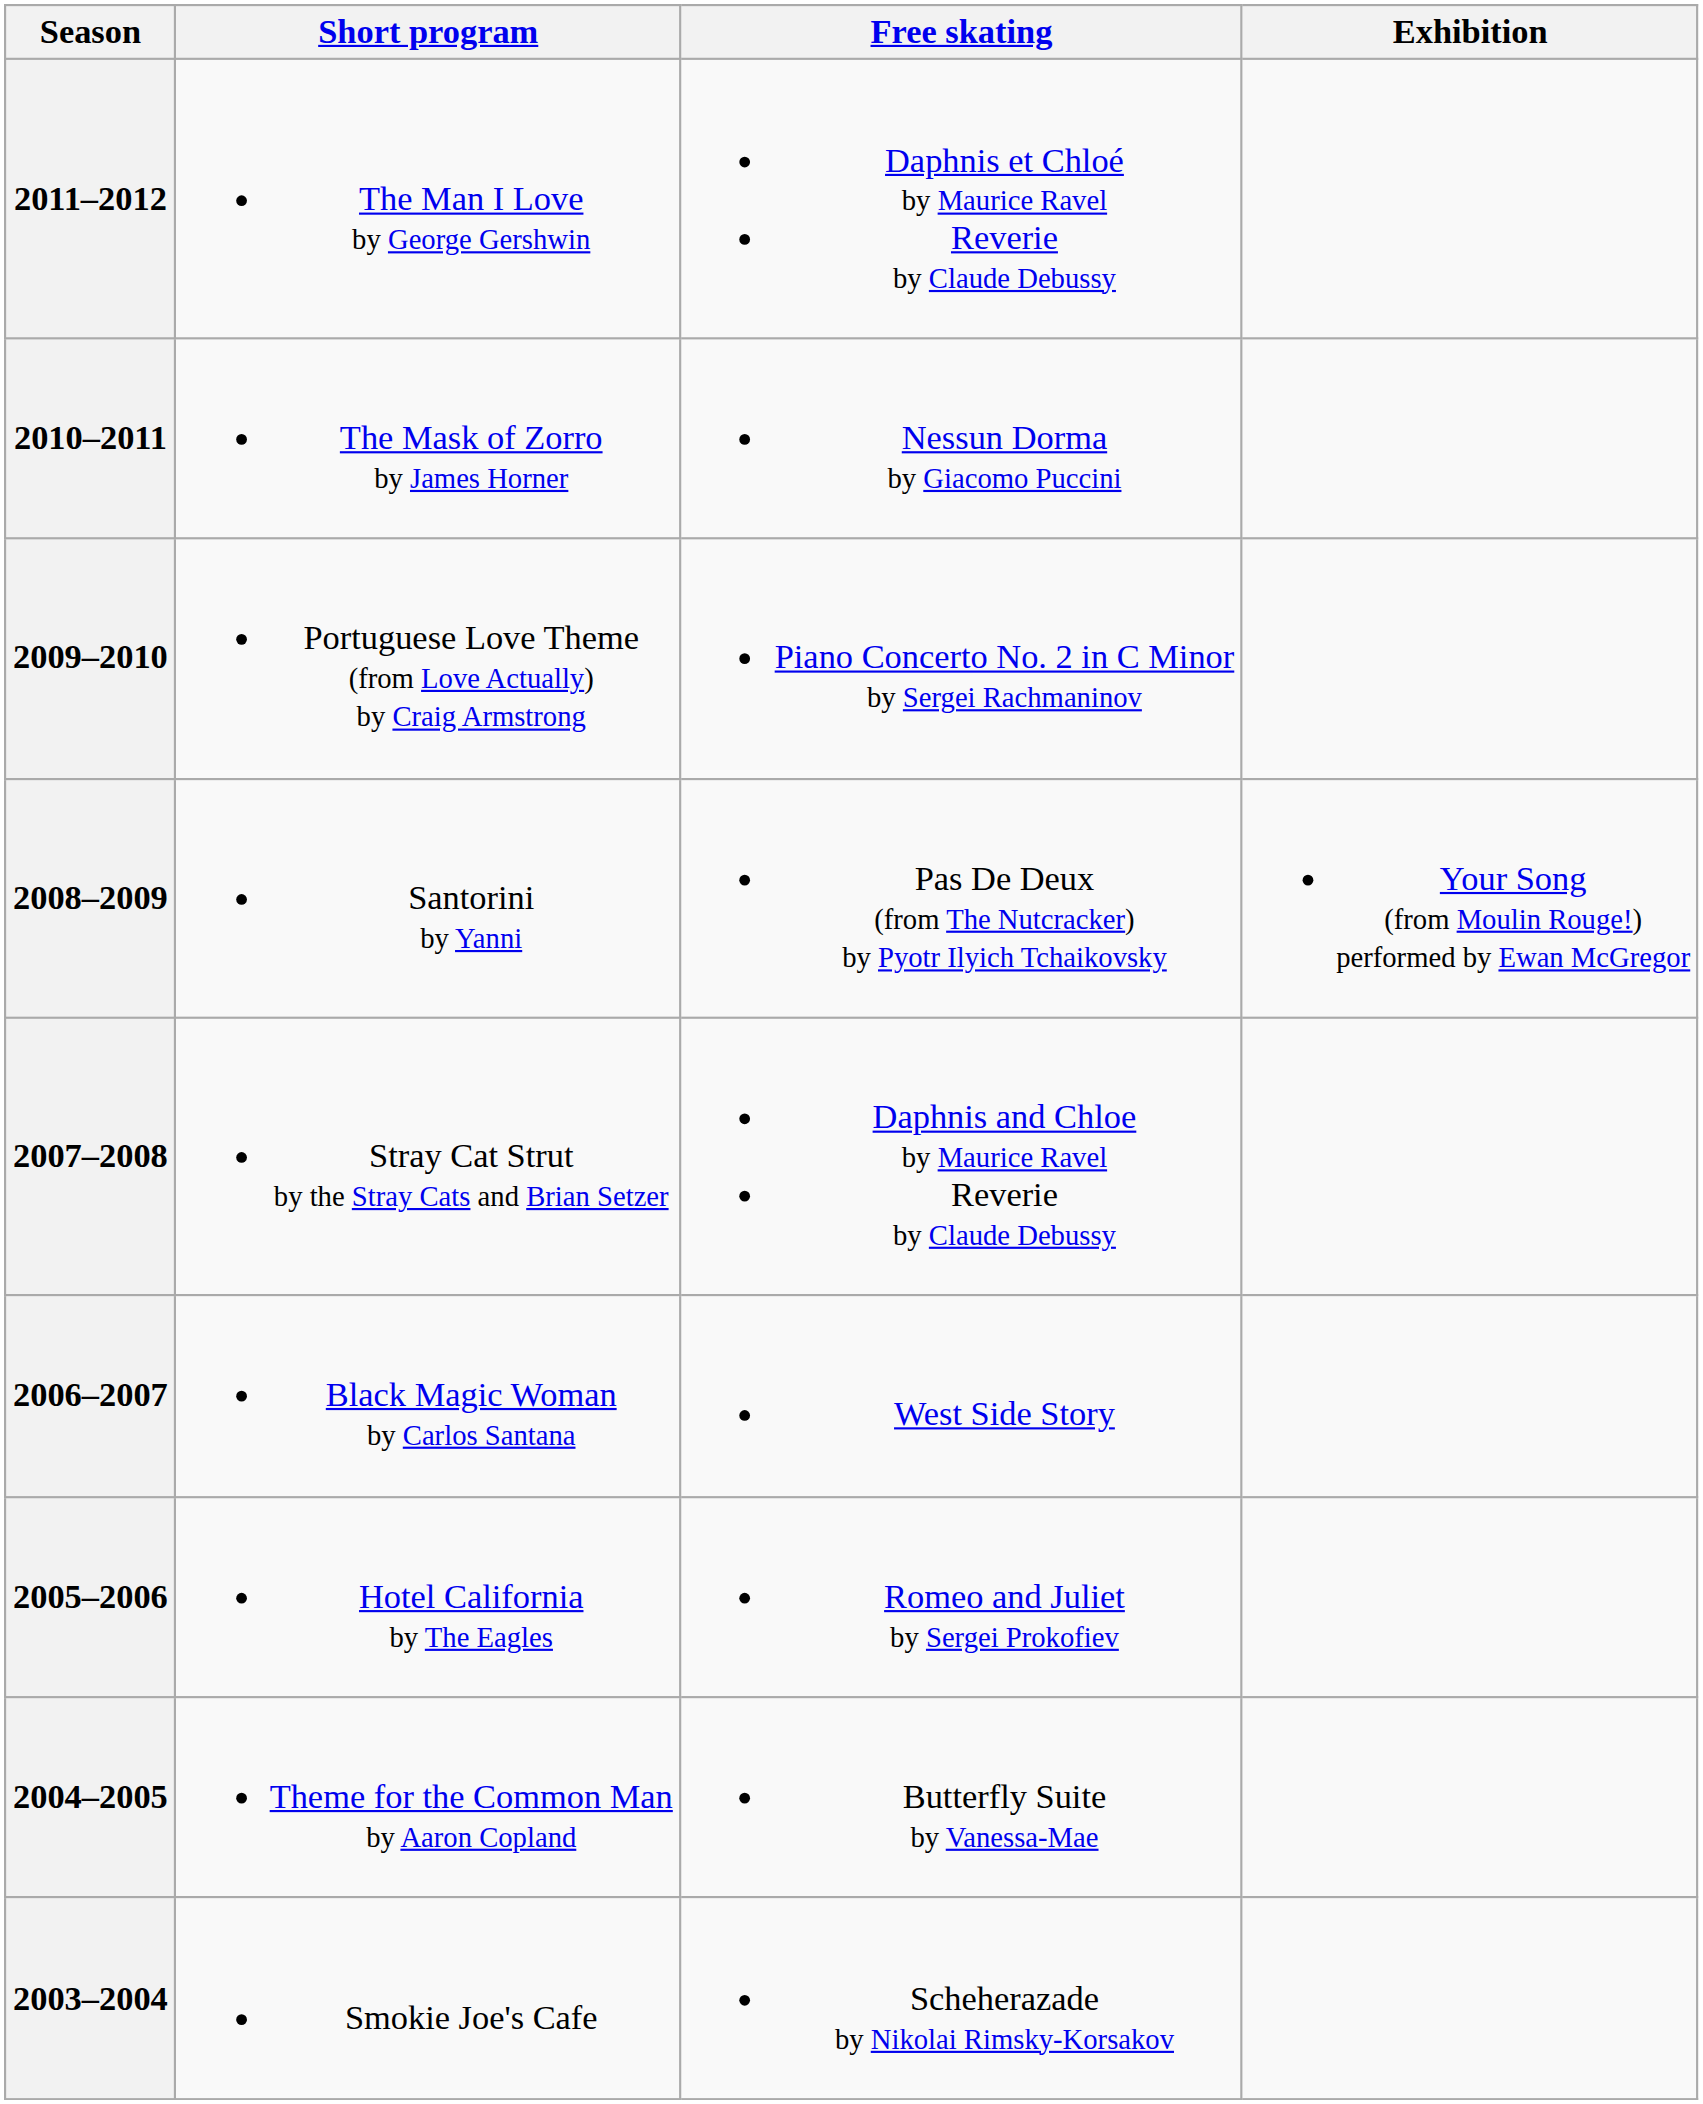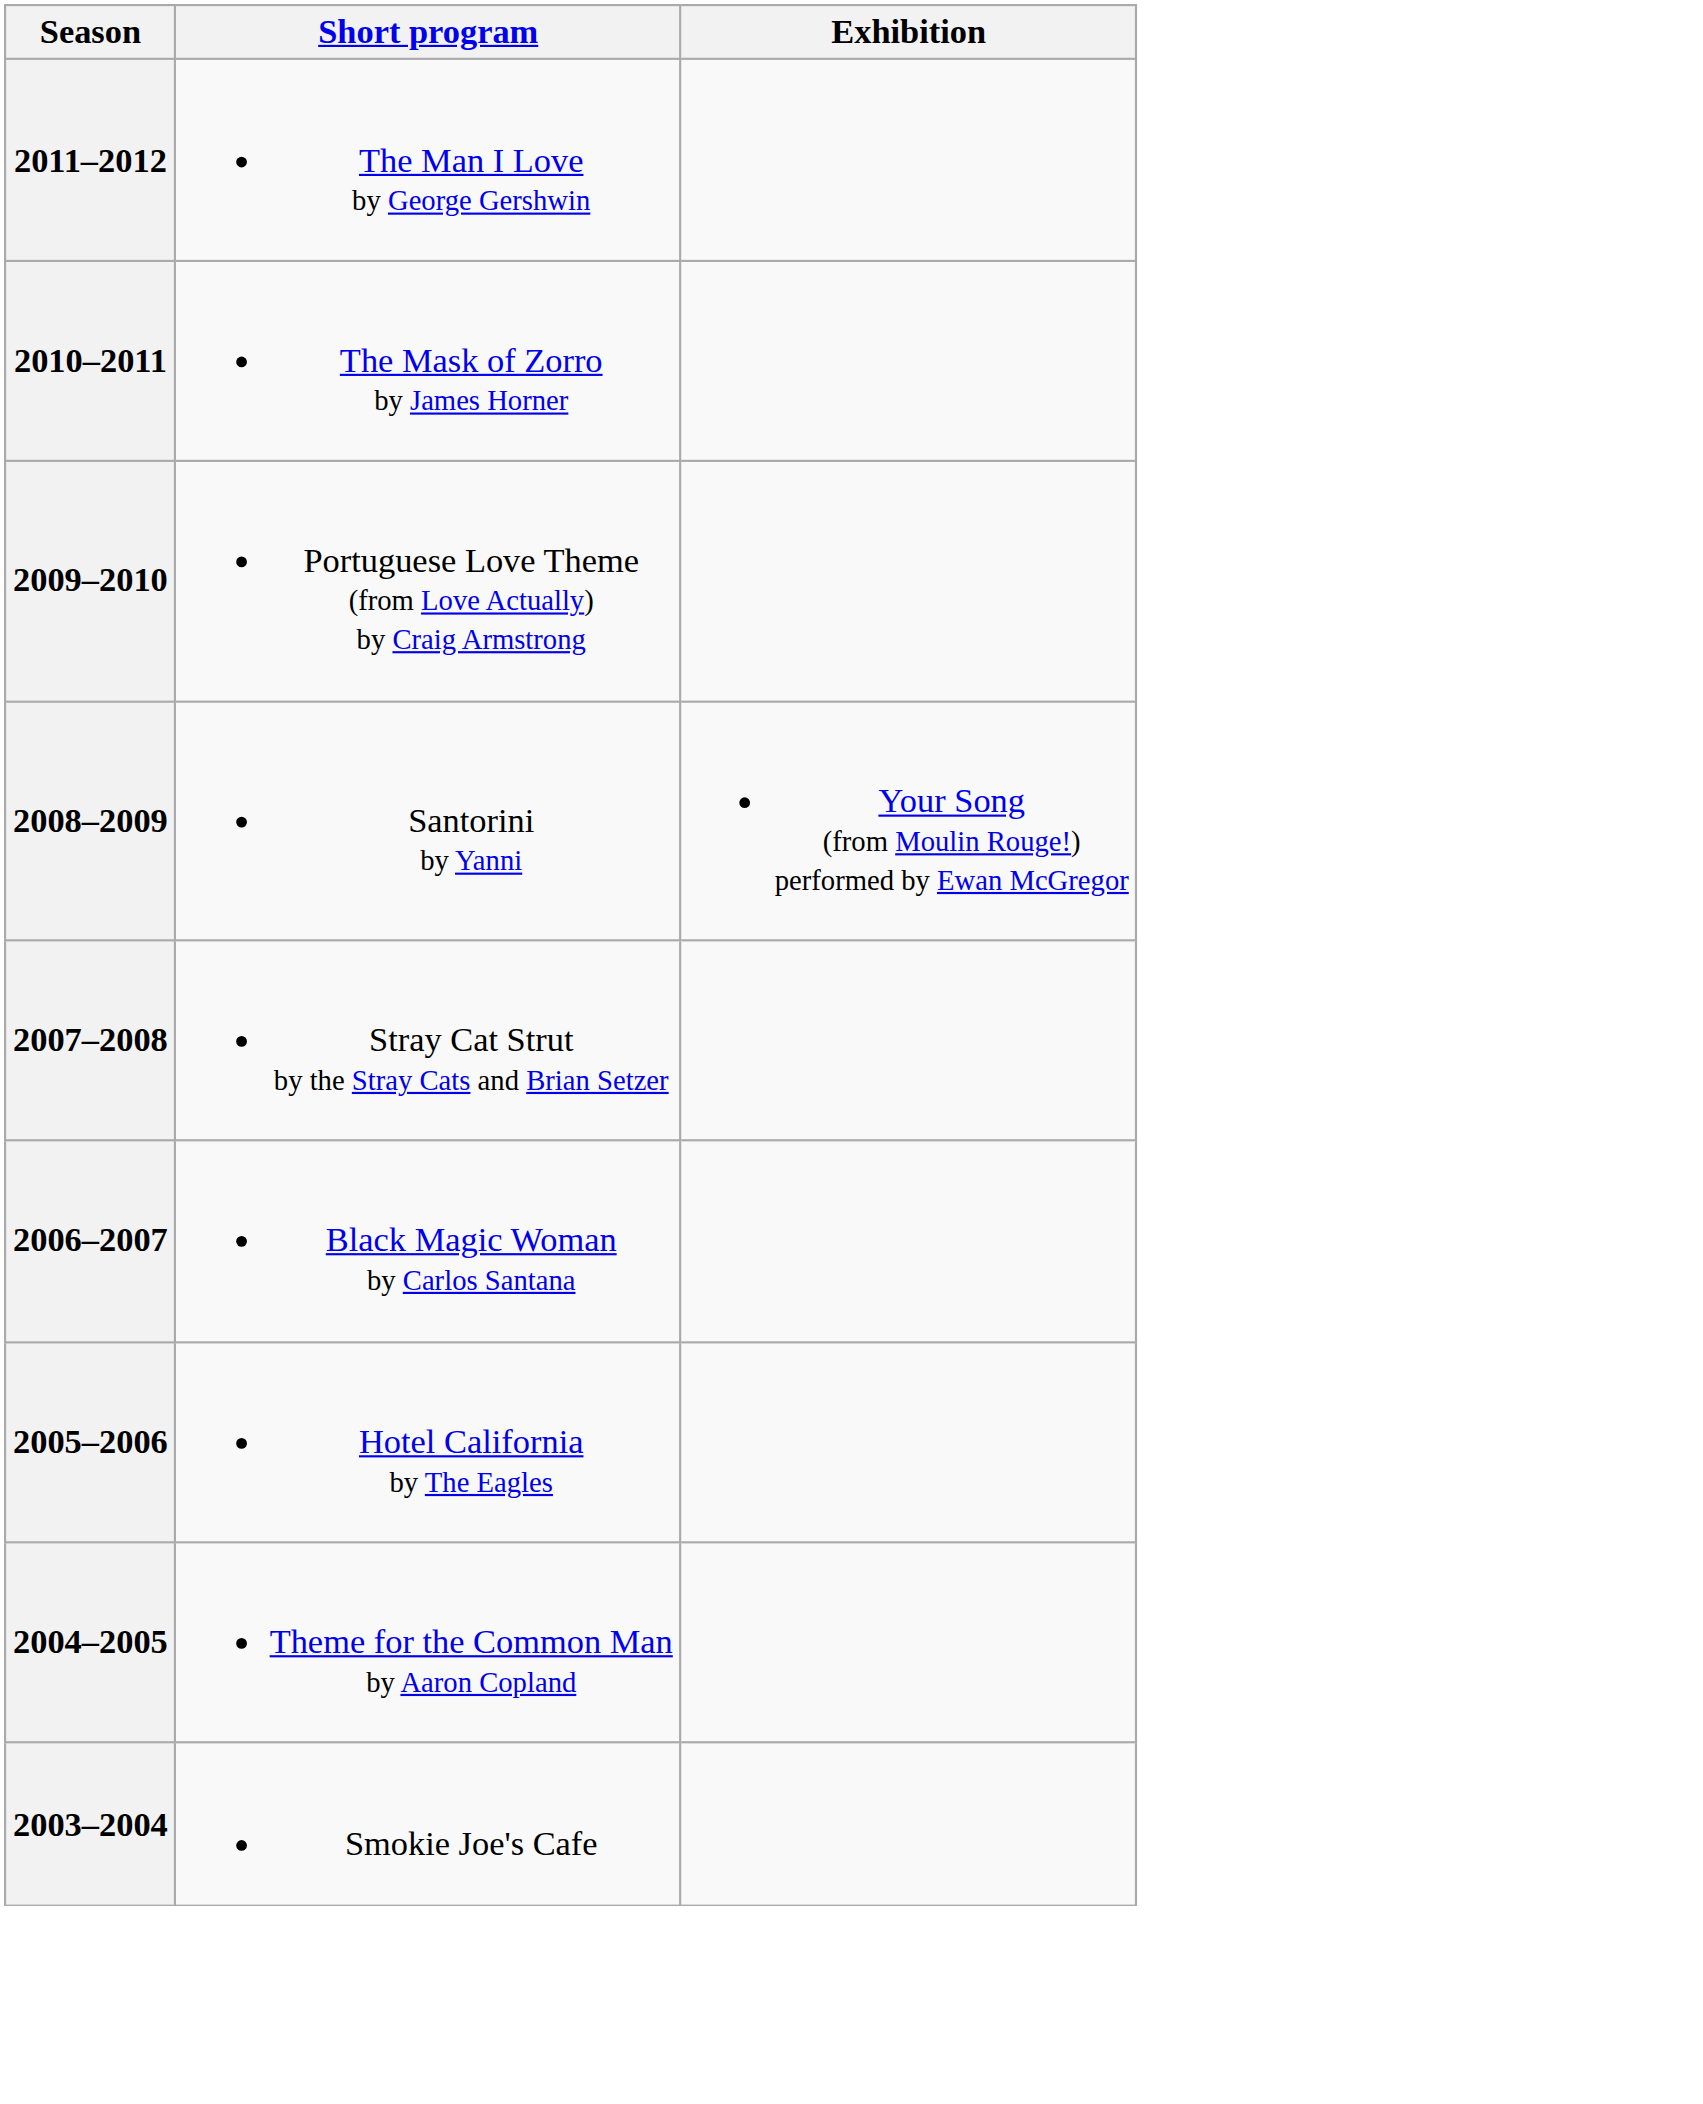- column: (961, 31)
